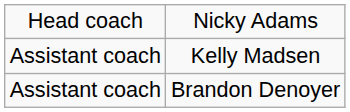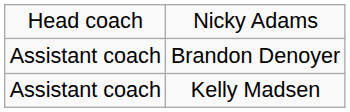rows swapped: (256, 55) <-> (256, 90)
